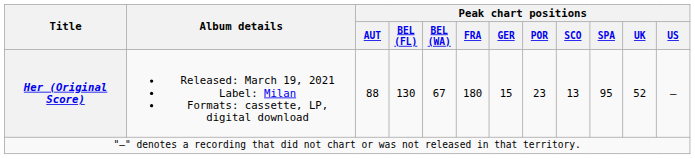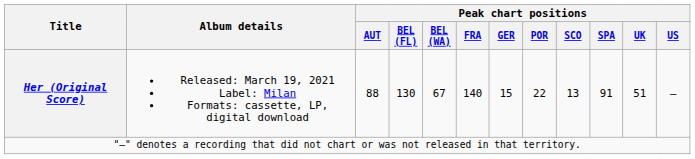(473, 93) 180 -> (473, 93) 140
(539, 93) 23 -> (539, 93) 22
(606, 93) 95 -> (606, 93) 91
(640, 93) 52 -> (640, 93) 51
